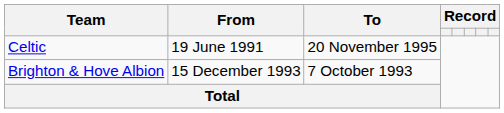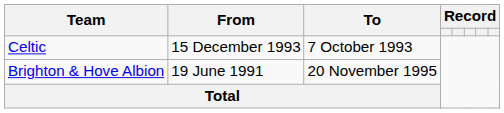(217, 47) 19 June 1991 -> (236, 47) 15 December 1993
(372, 47) 20 November 1995 -> (360, 47) 7 October 1993
(236, 71) 15 December 1993 -> (217, 71) 19 June 1991
(360, 71) 7 October 1993 -> (372, 71) 20 November 1995
